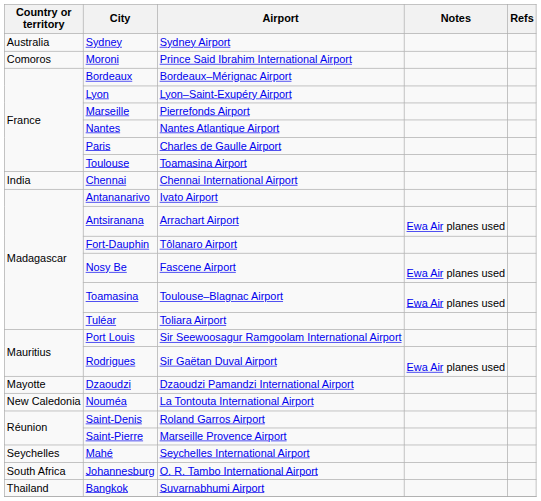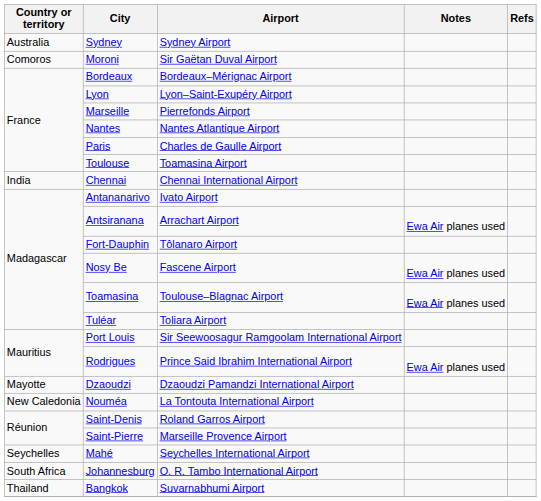(256, 59) Prince Said Ibrahim International Airport -> (218, 59) Sir Gaëtan Duval Airport
(218, 361) Sir Gaëtan Duval Airport -> (256, 361) Prince Said Ibrahim International Airport
